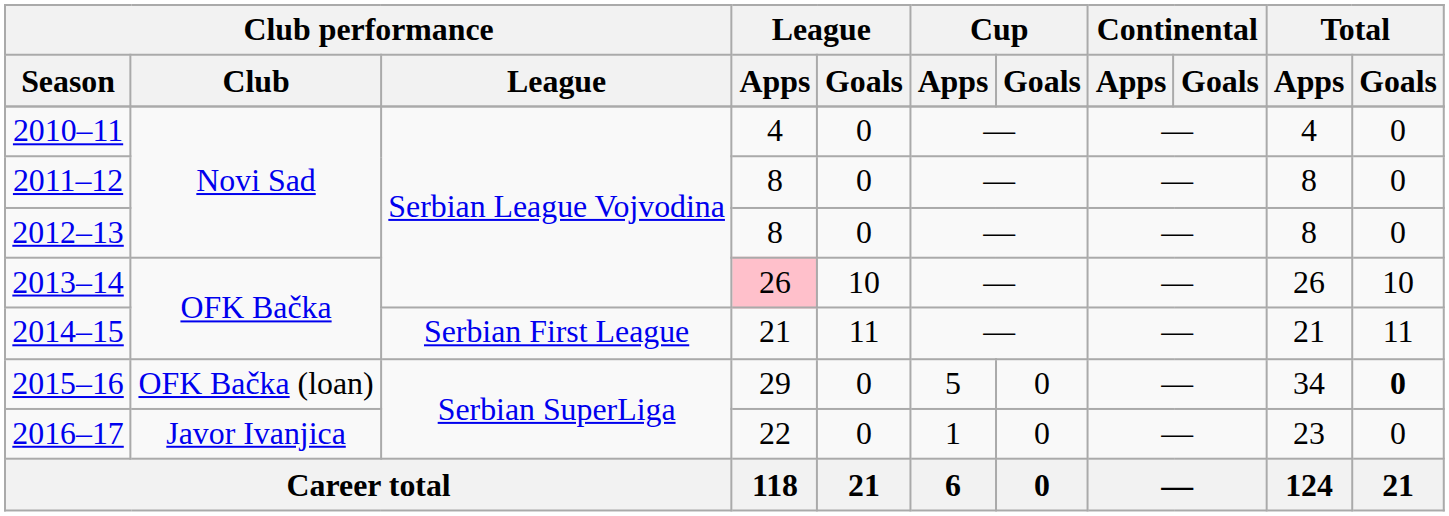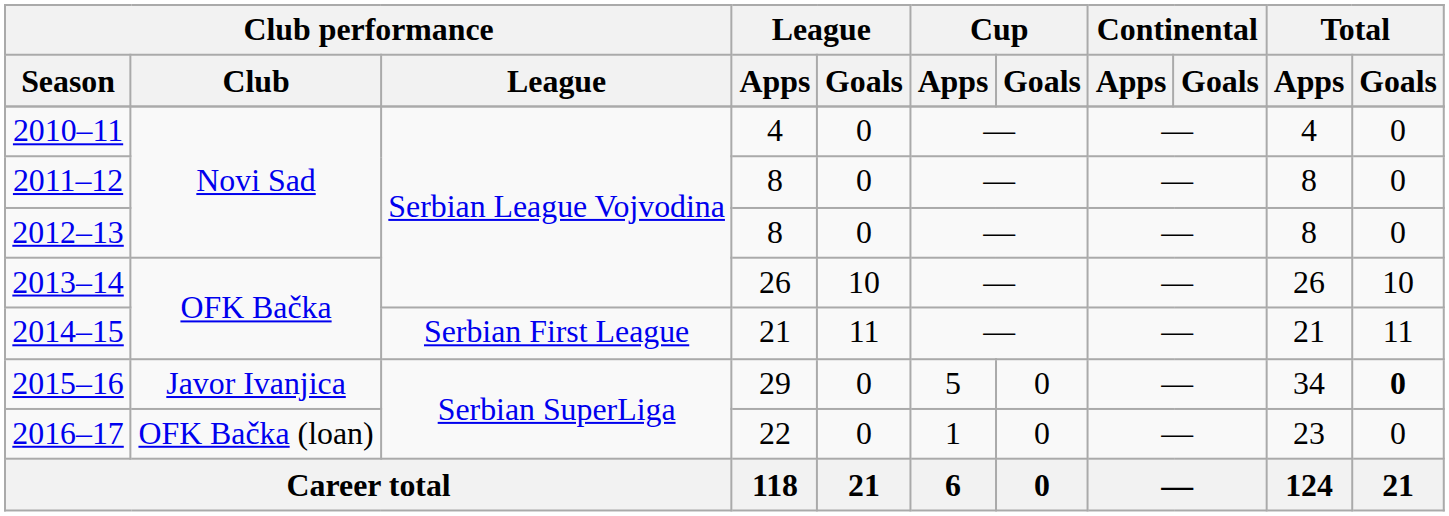(775, 282) pink background -> (775, 282) no background
(256, 383) OFK Bačka (loan) -> (256, 383) Javor Ivanjica
(256, 433) Javor Ivanjica -> (256, 433) OFK Bačka (loan)
